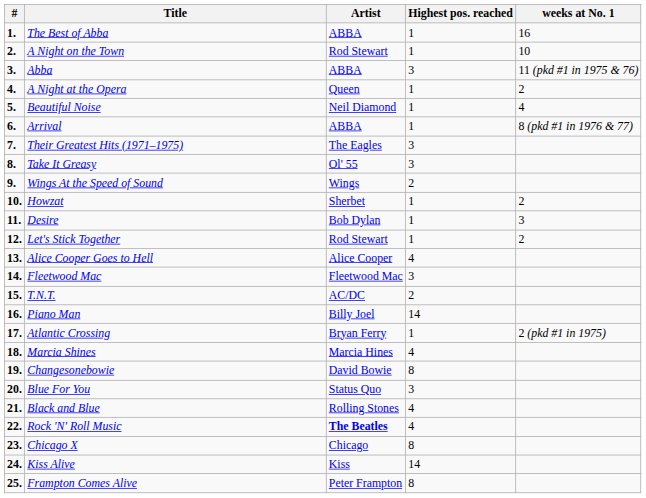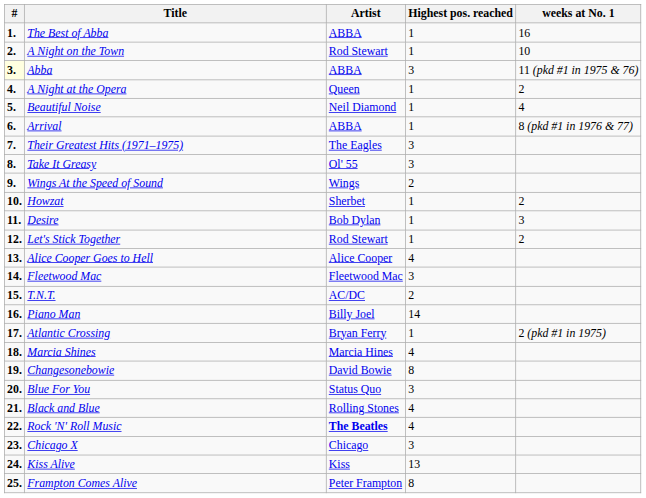(12, 70) no background -> (12, 70) lightyellow background
(411, 445) 8 -> (411, 445) 3
(414, 464) 14 -> (414, 464) 13
